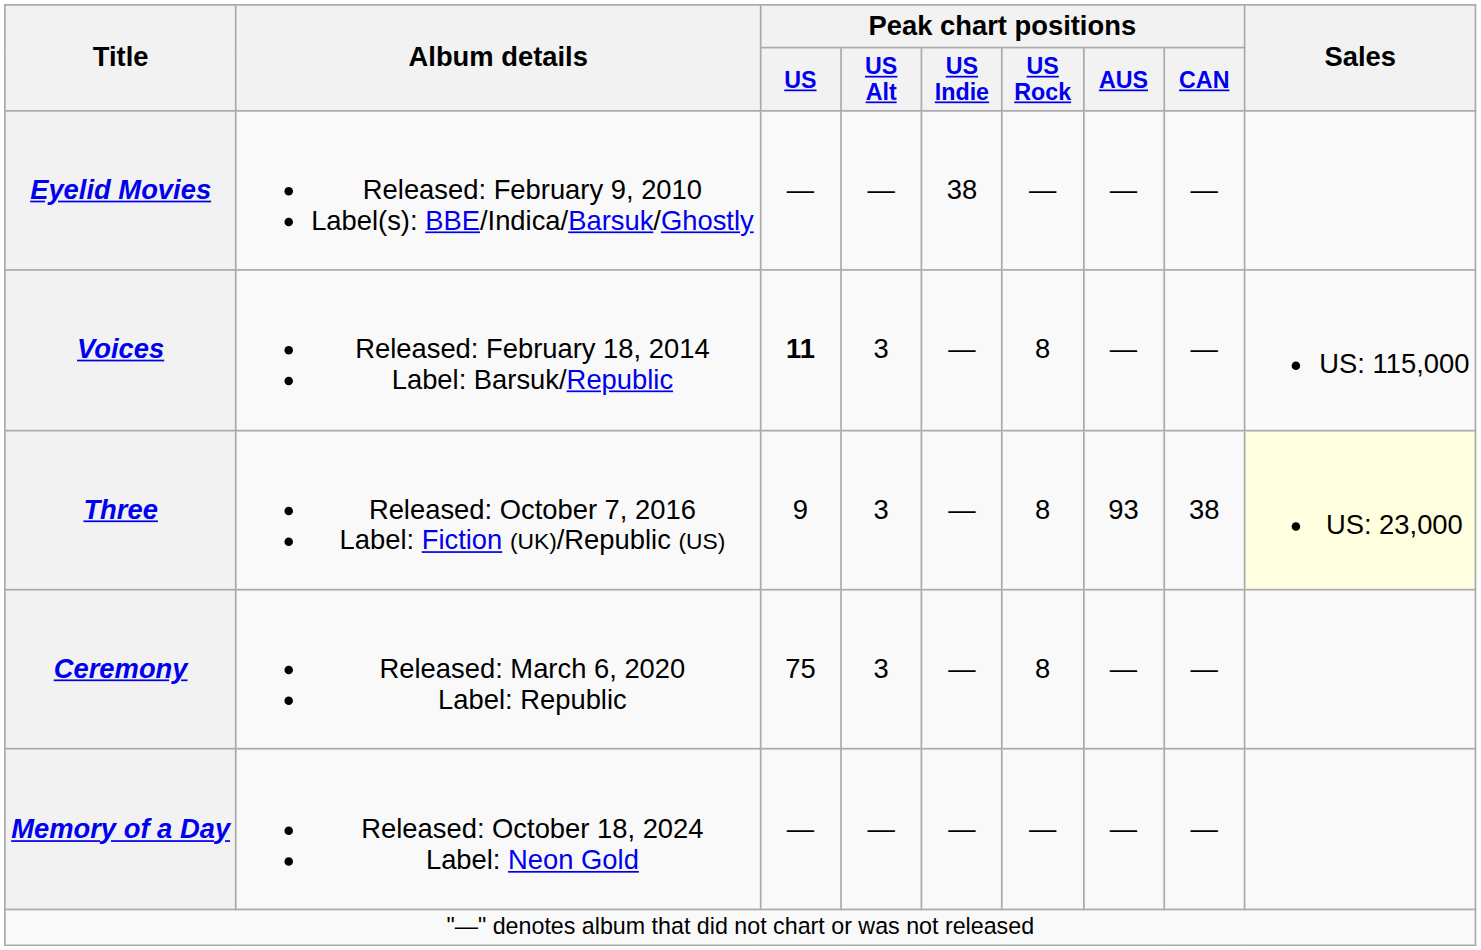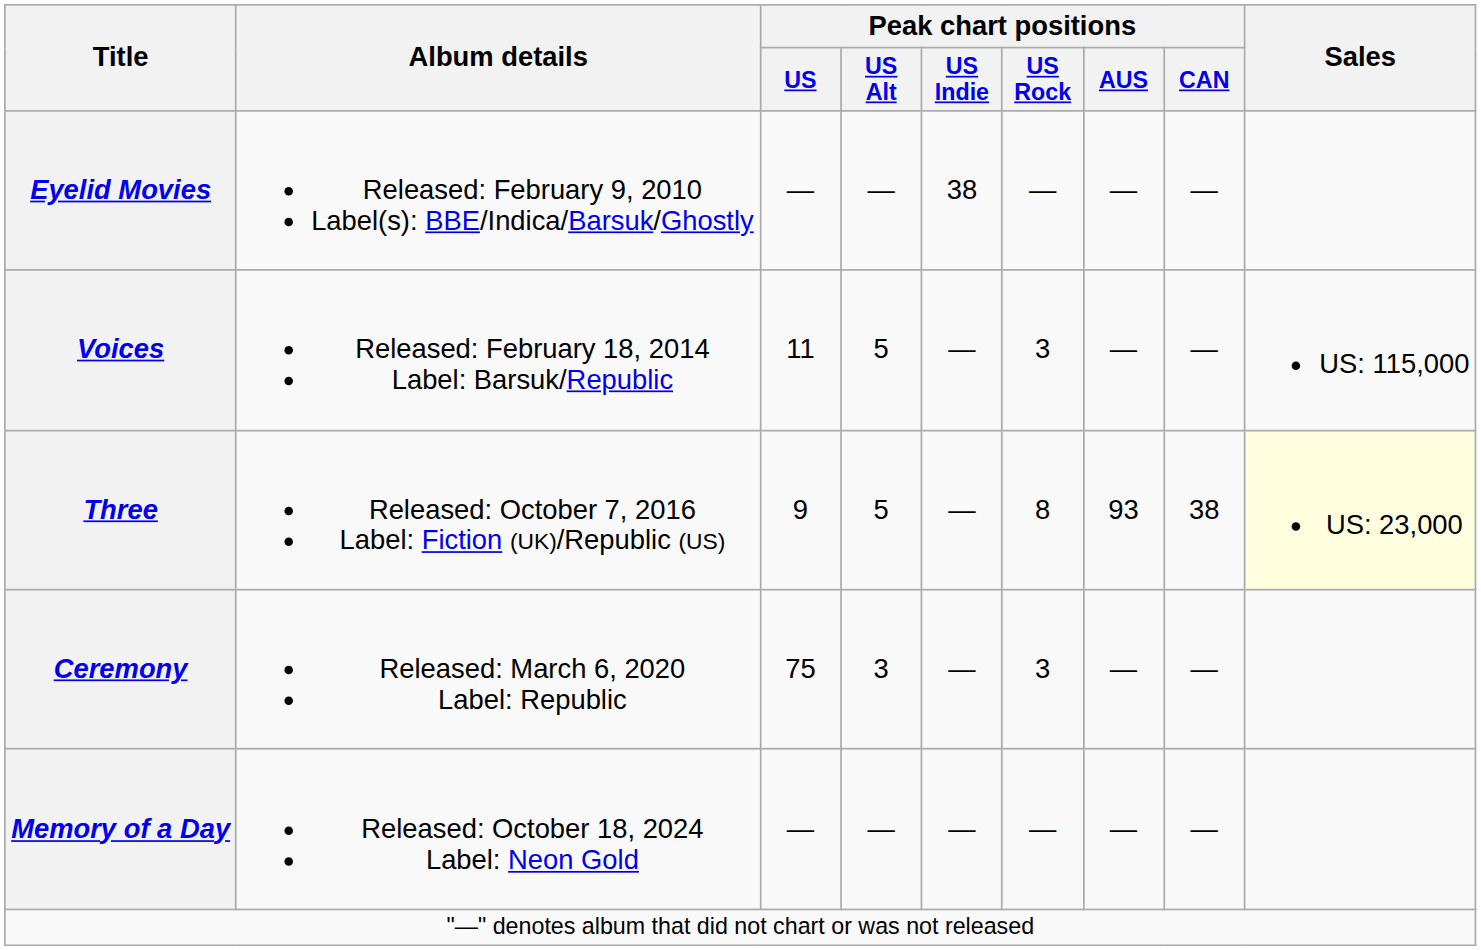(800, 349) bold -> (800, 349) normal
(881, 349) 3 -> (881, 349) 5
(1043, 349) 8 -> (1043, 349) 3
(881, 509) 3 -> (881, 509) 5
(1043, 669) 8 -> (1043, 669) 3
